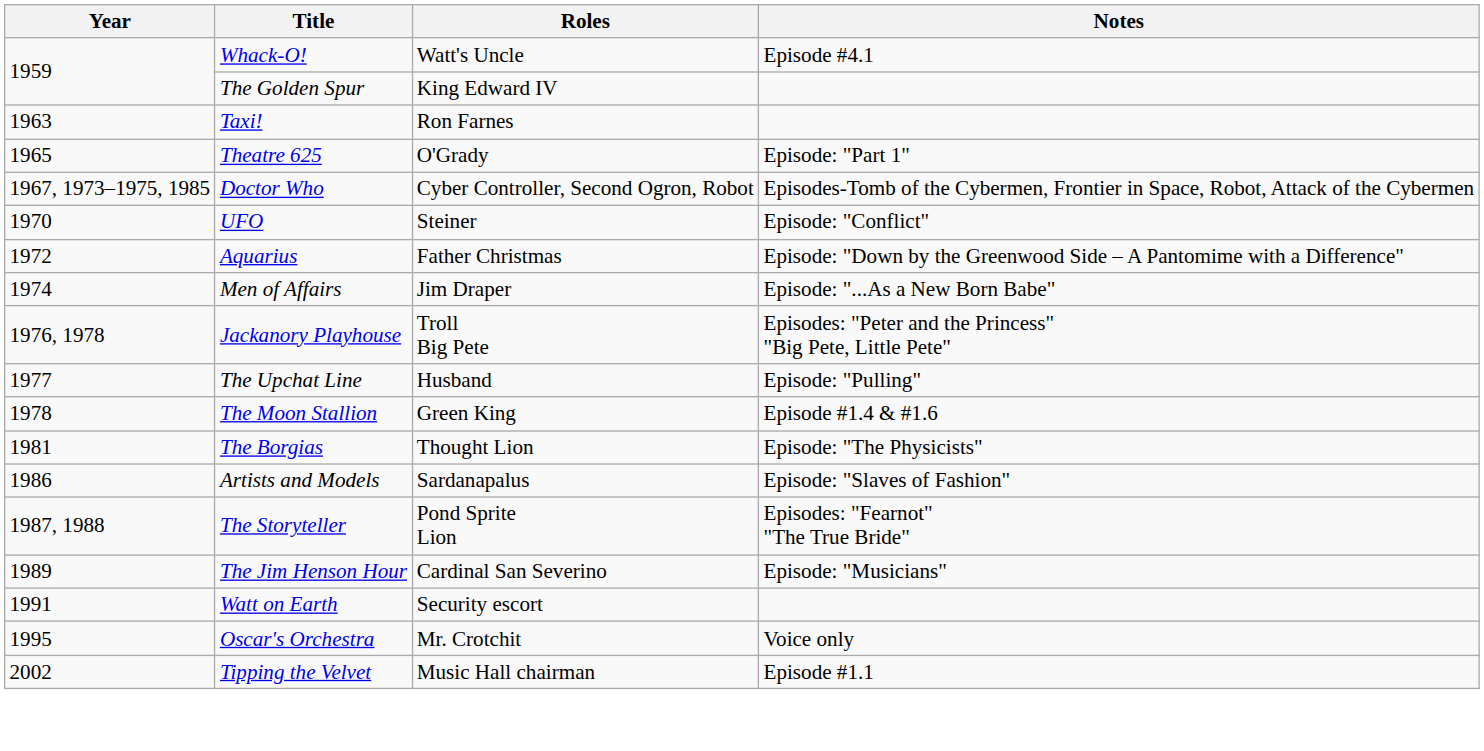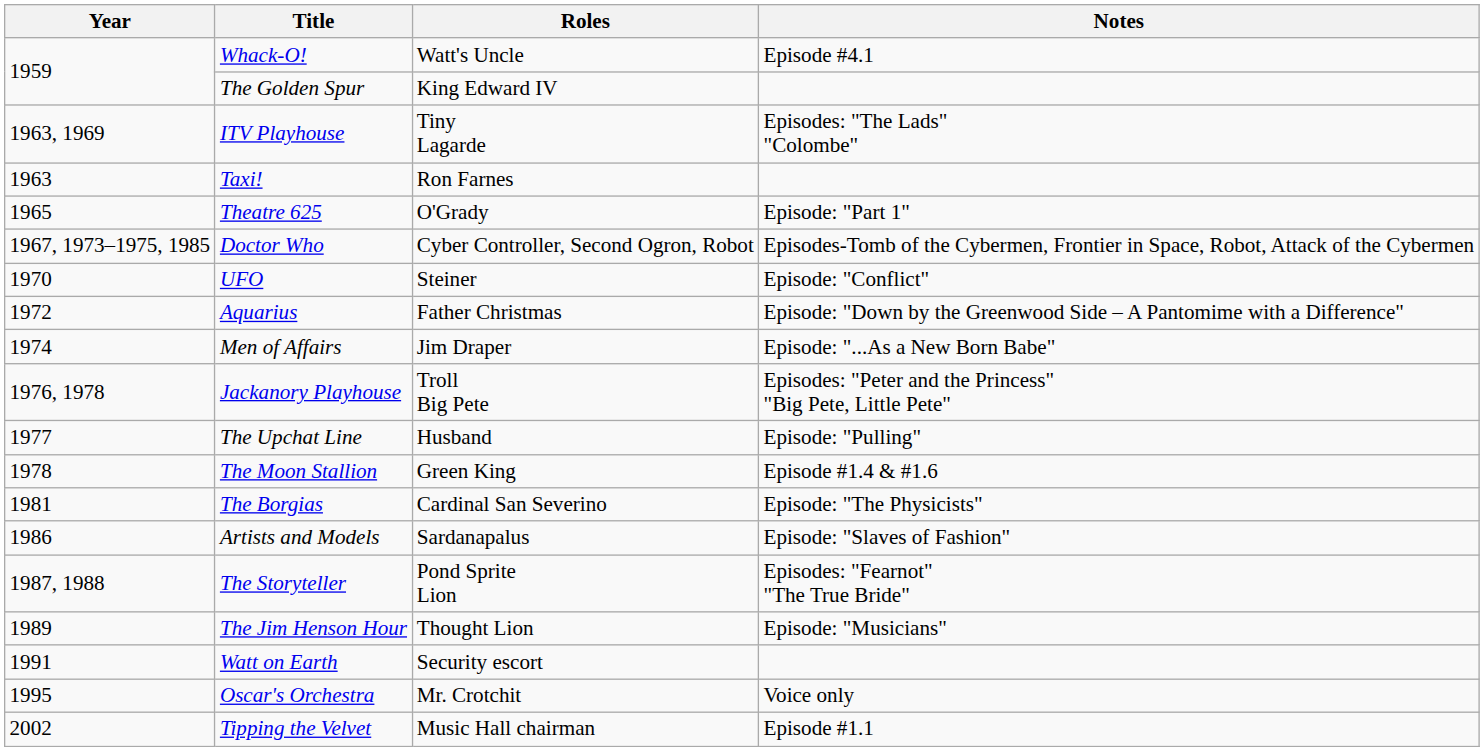+ row: (282, 133)
(475, 446) Thought Lion -> (512, 504) Cardinal San Severino
(512, 571) Cardinal San Severino -> (475, 628) Thought Lion
